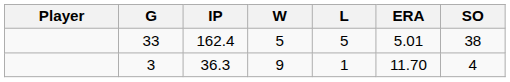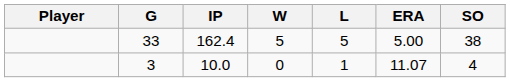(408, 40) 5.01 -> (408, 40) 5.00
(215, 64) 36.3 -> (215, 64) 10.0
(280, 64) 9 -> (280, 64) 0
(408, 64) 11.70 -> (408, 64) 11.07
